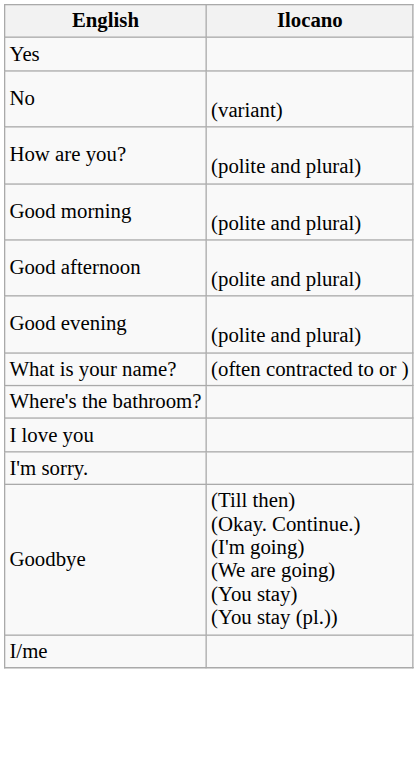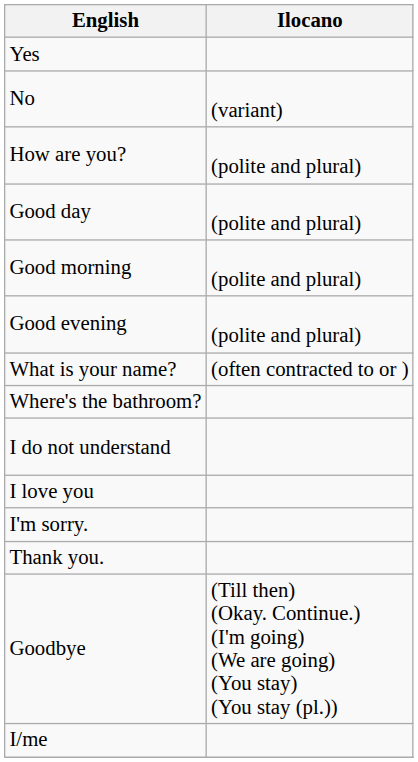+ row: (50, 211)
- row: (75, 267)
+ row: (90, 446)
+ row: (57, 557)
